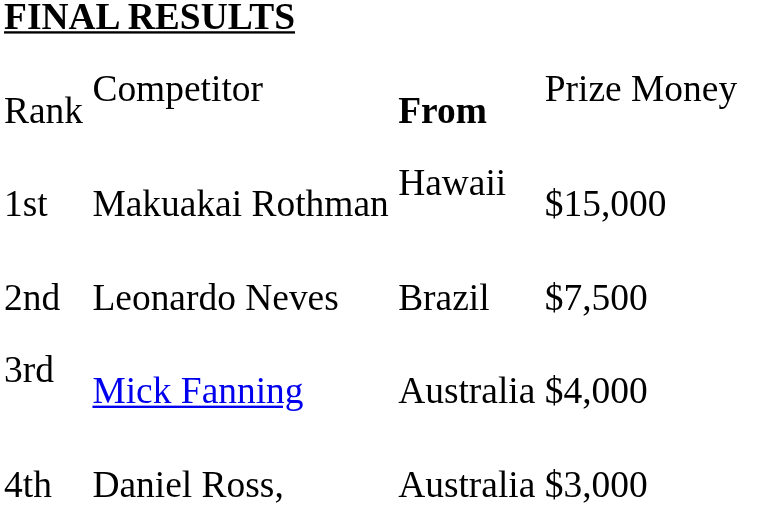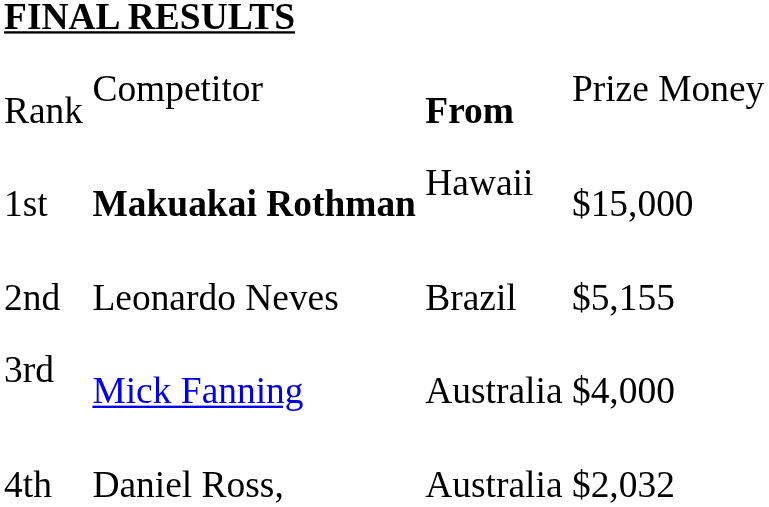(241, 203) normal -> (254, 203) bold
(596, 297) $7,500 -> (623, 297) $5,155
(596, 484) $3,000 -> (623, 484) $2,032
